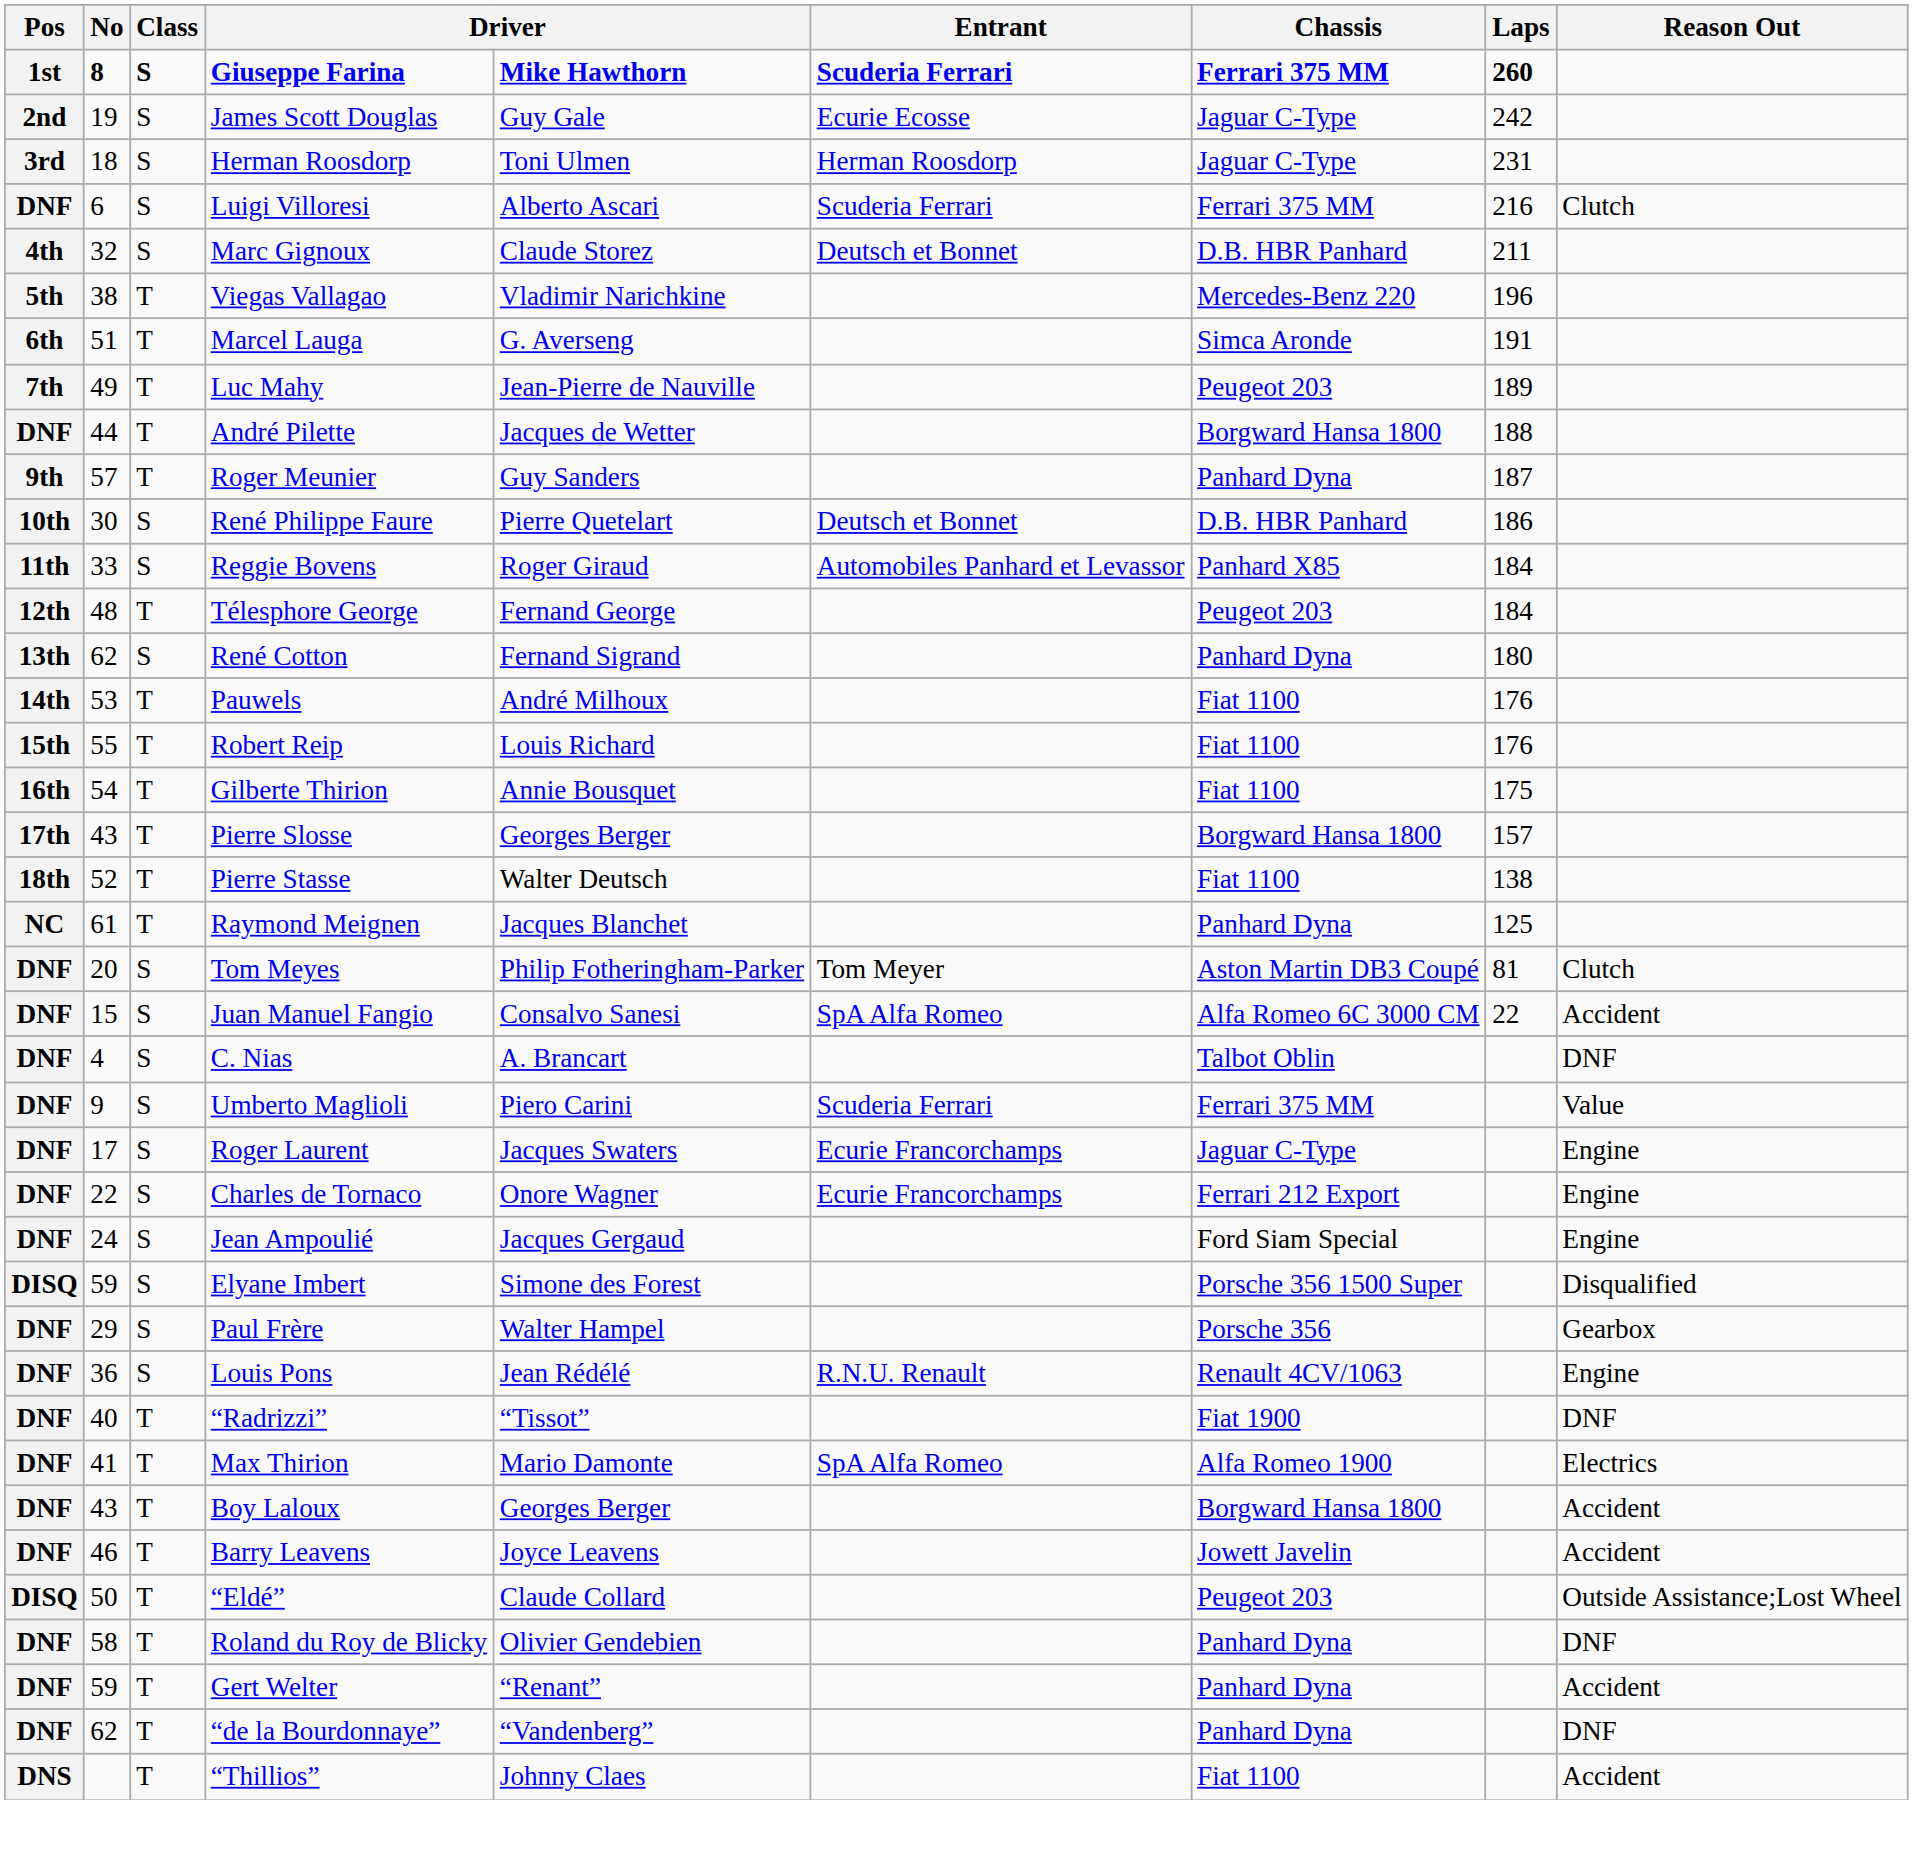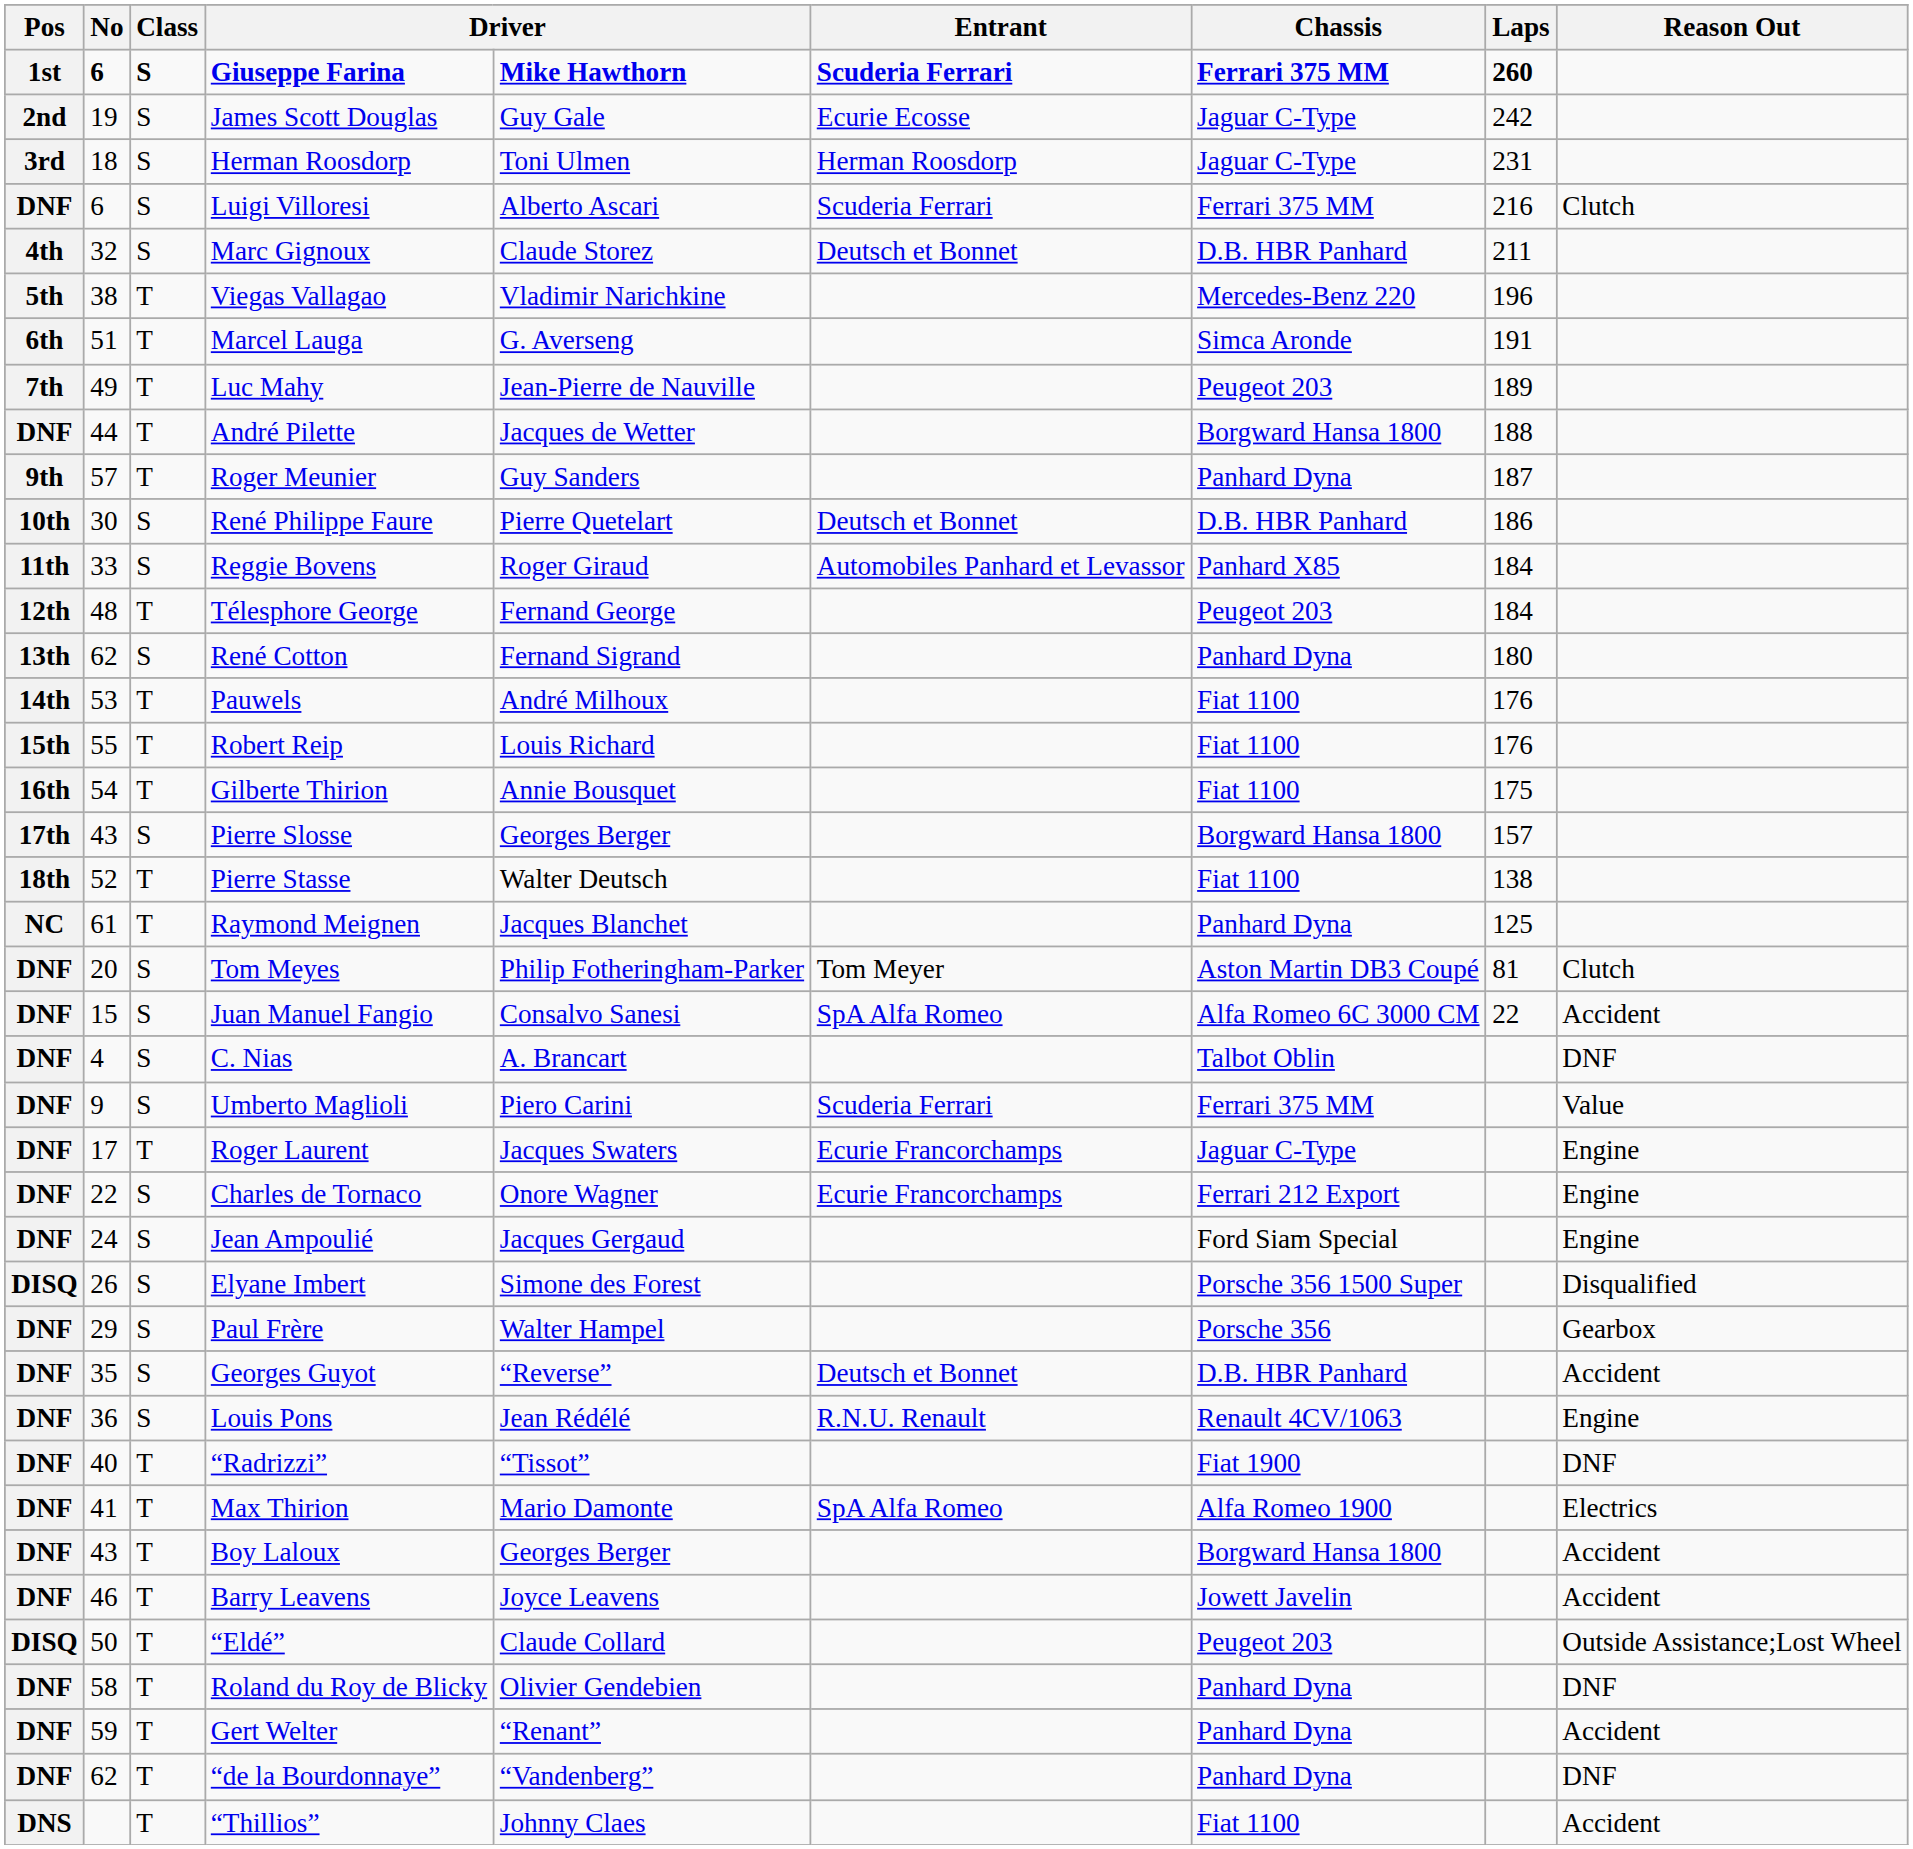(97, 71) 8 -> (97, 71) 6
(145, 834) T -> (144, 834) S
(144, 1148) S -> (145, 1148) T
(104, 1283) 59 -> (104, 1283) 26
+ row: (293, 1372)
